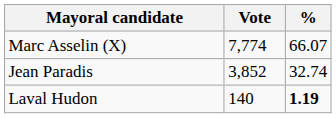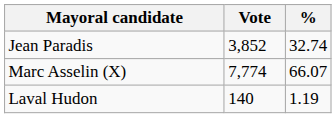rows swapped: (67, 44) <-> (51, 71)
(304, 98) bold -> (304, 98) normal
